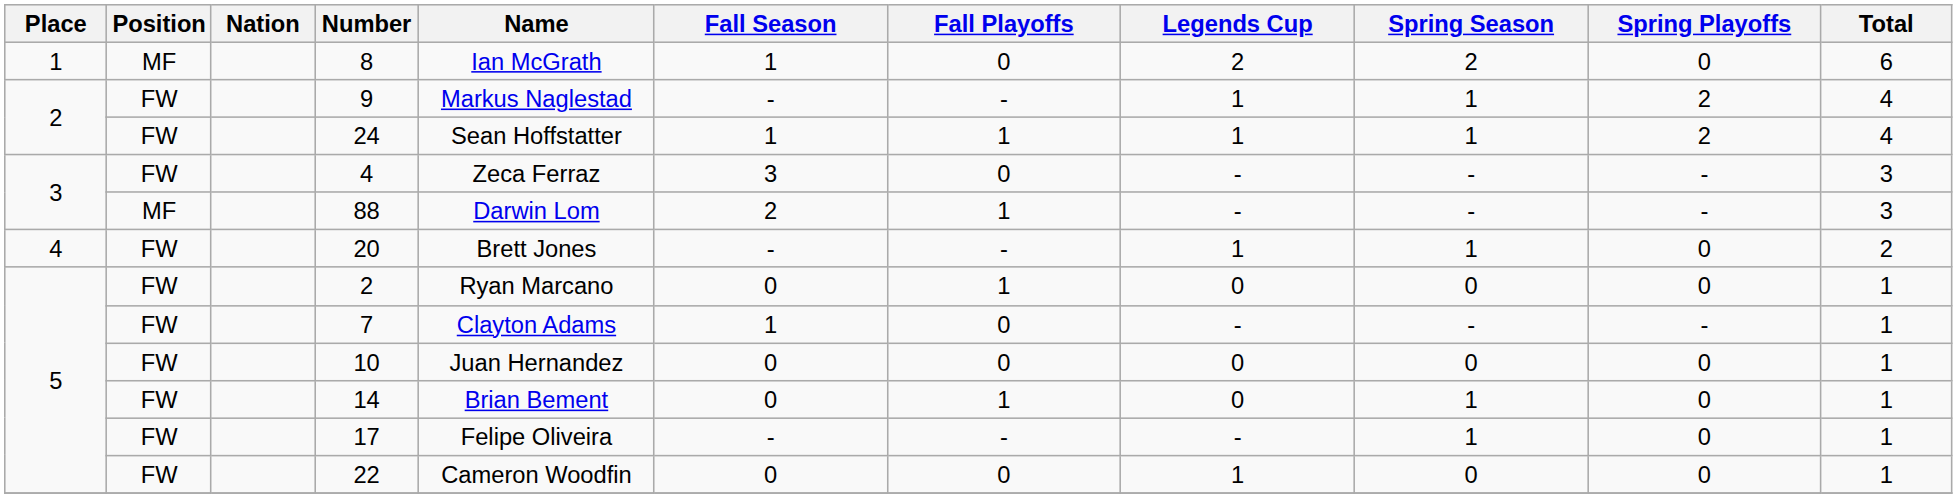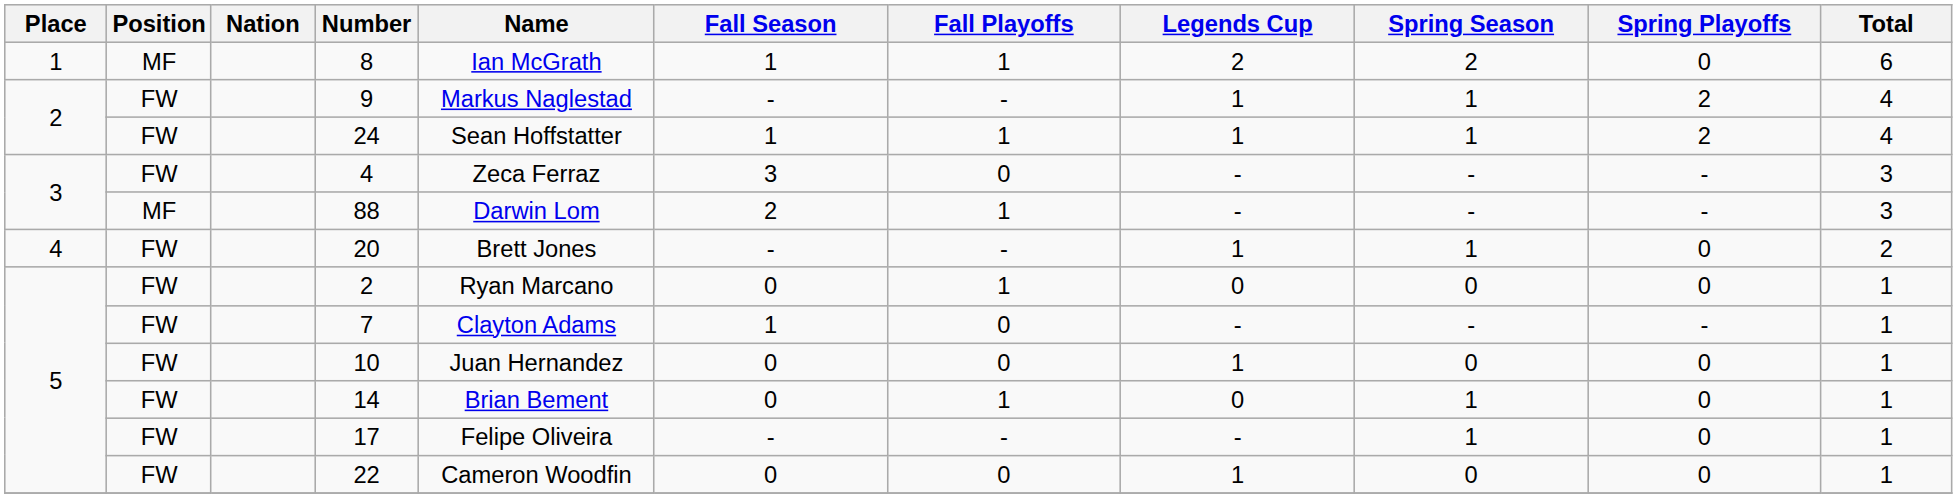(1004, 61) 0 -> (1004, 61) 1
(1238, 362) 0 -> (1238, 362) 1
